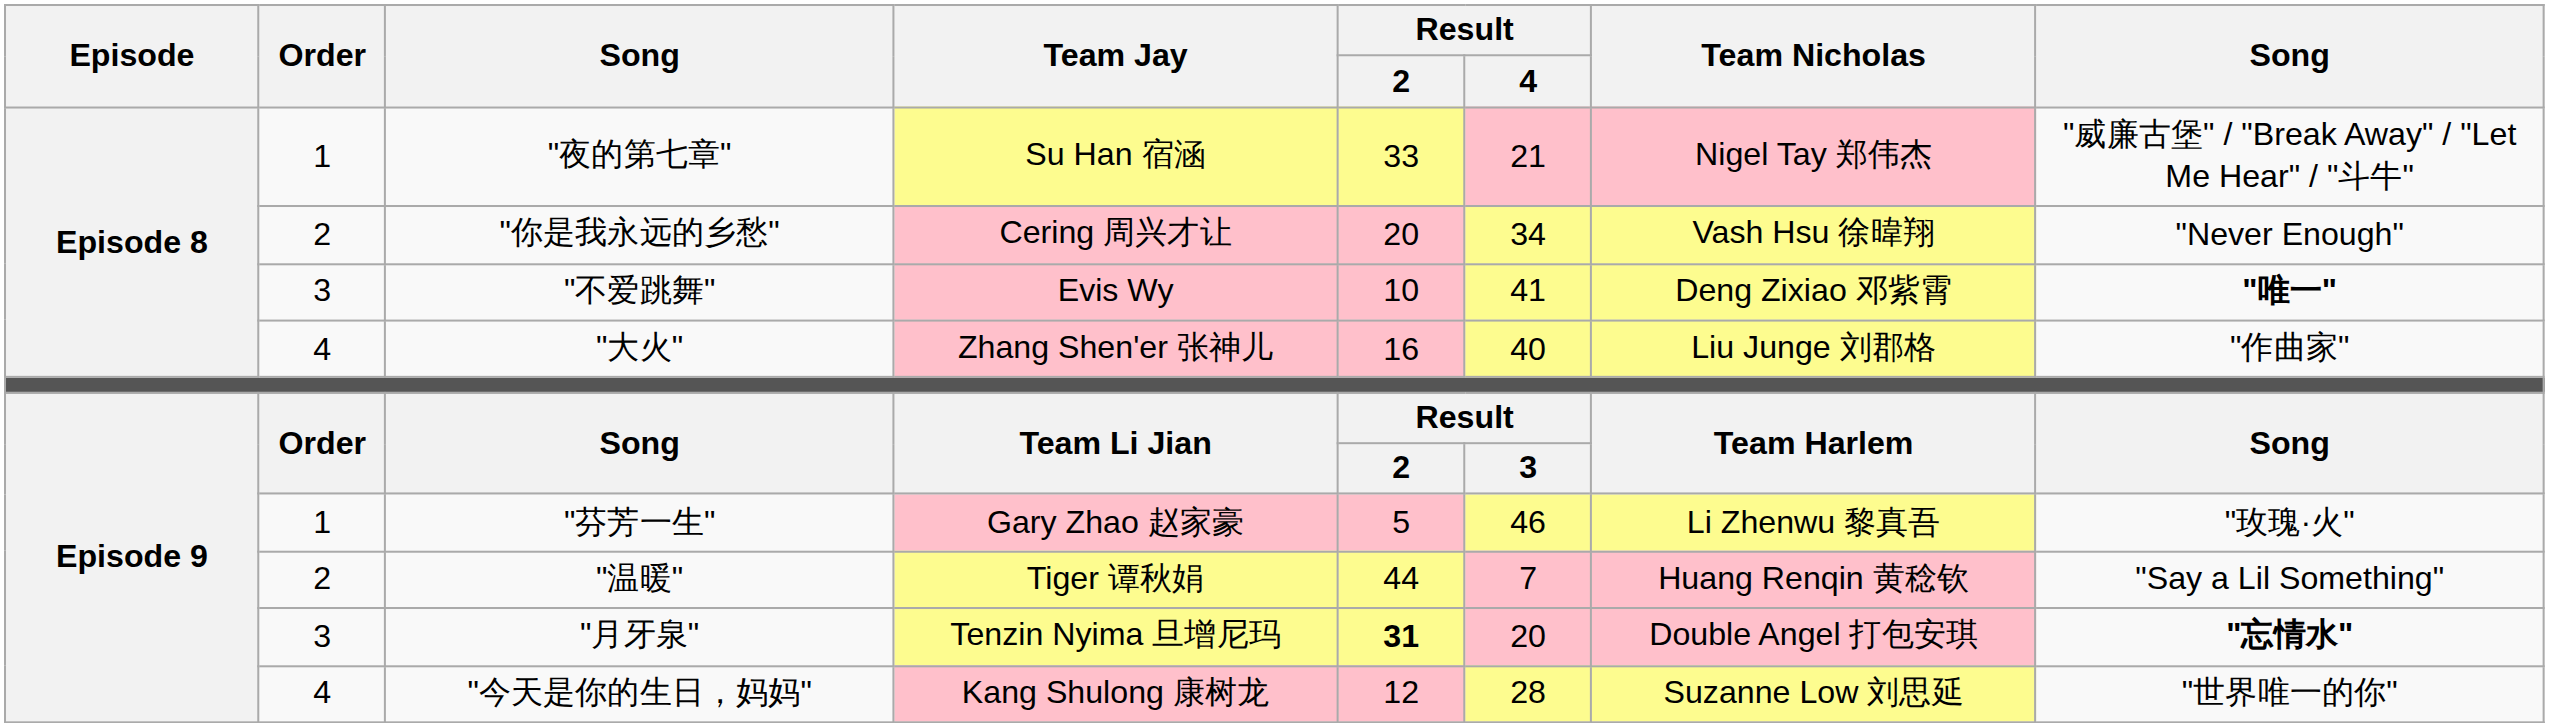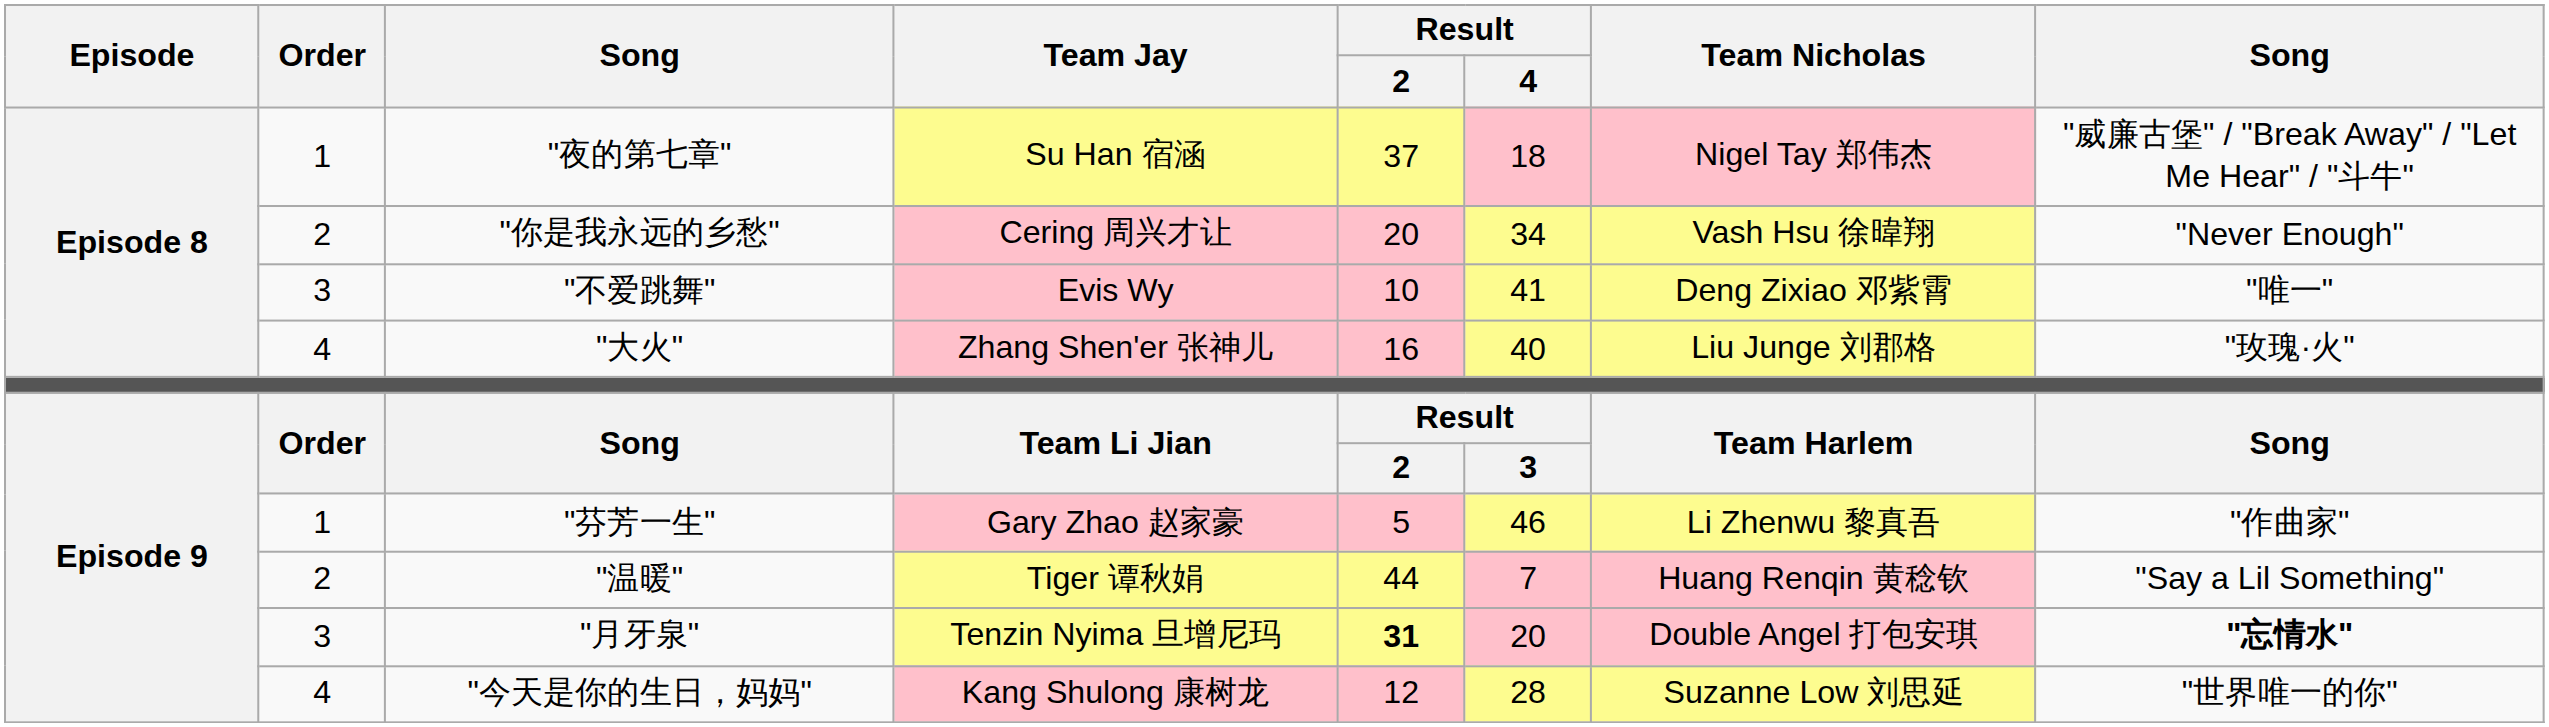(1401, 156) 33 -> (1401, 156) 37
(1528, 156) 21 -> (1528, 156) 18
(2290, 290) bold -> (2290, 290) normal
(2290, 347) "作曲家" -> (2290, 347) "玫瑰·火"
(2290, 521) "玫瑰·火" -> (2290, 521) "作曲家"
